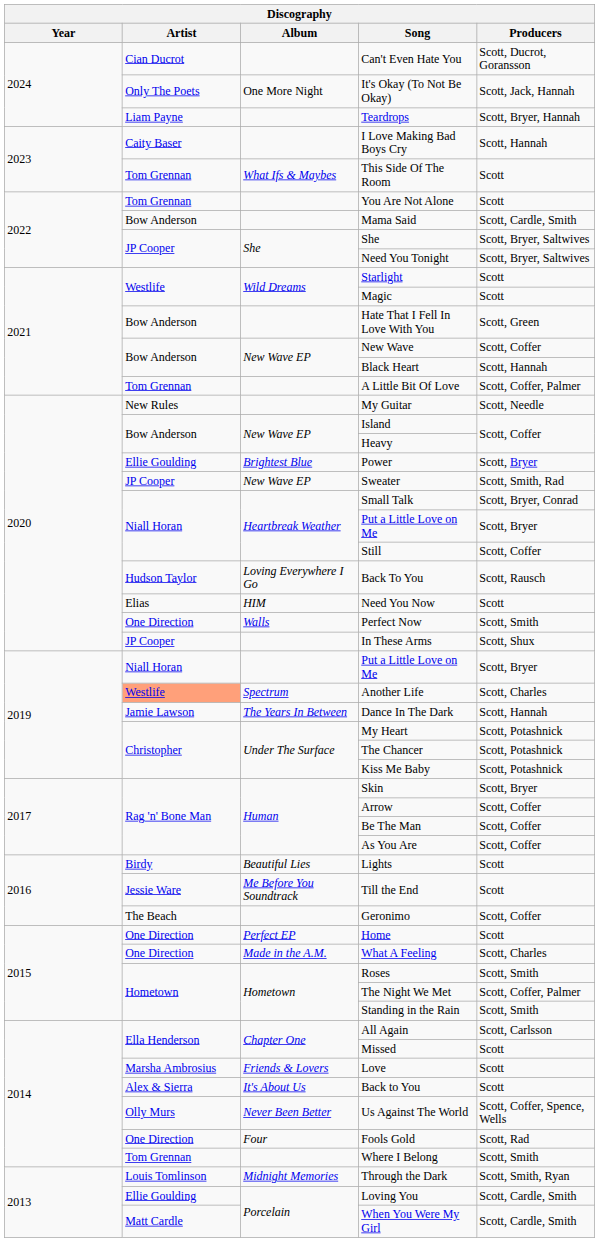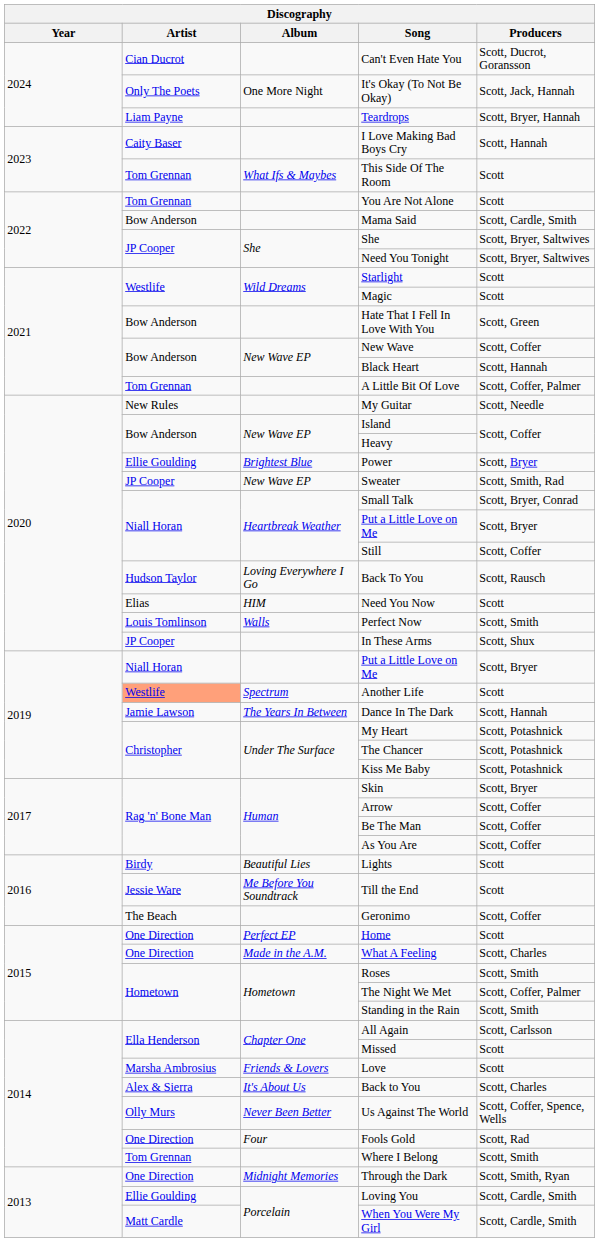(159, 622) One Direction -> (166, 622) Louis Tomlinson
(513, 692) Scott, Charles -> (492, 692) Scott
(492, 1087) Scott -> (513, 1087) Scott, Charles
(166, 1176) Louis Tomlinson -> (159, 1176) One Direction
